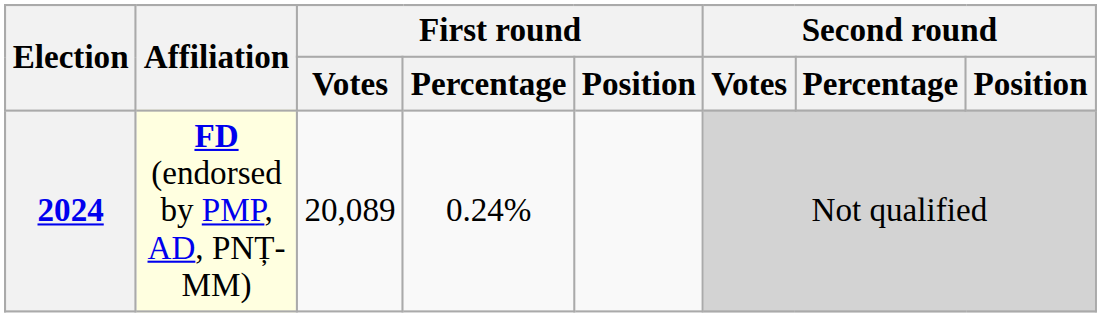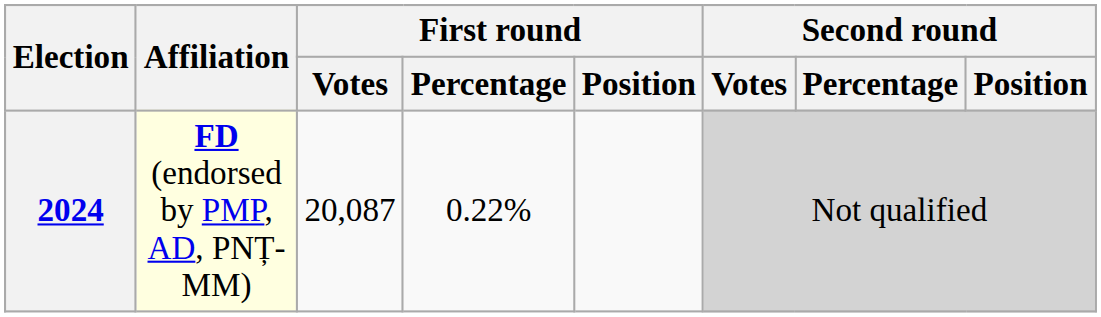(350, 210) 20,089 -> (350, 210) 20,087
(489, 210) 0.24% -> (489, 210) 0.22%
